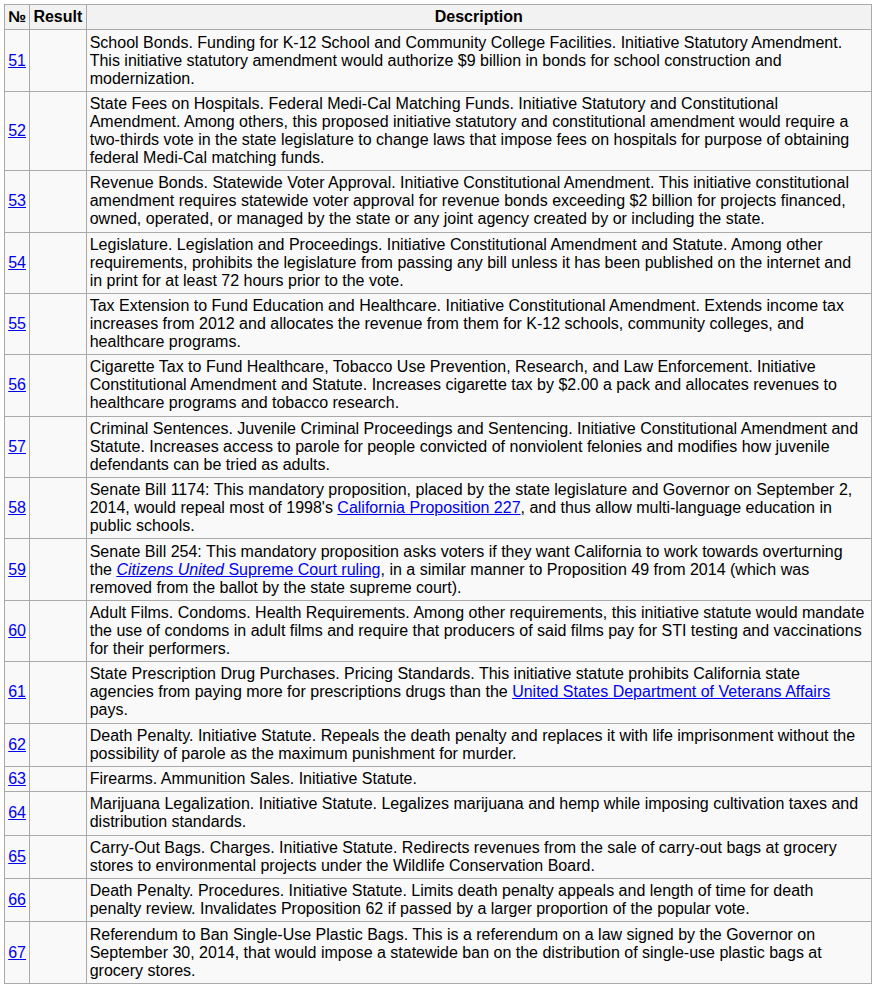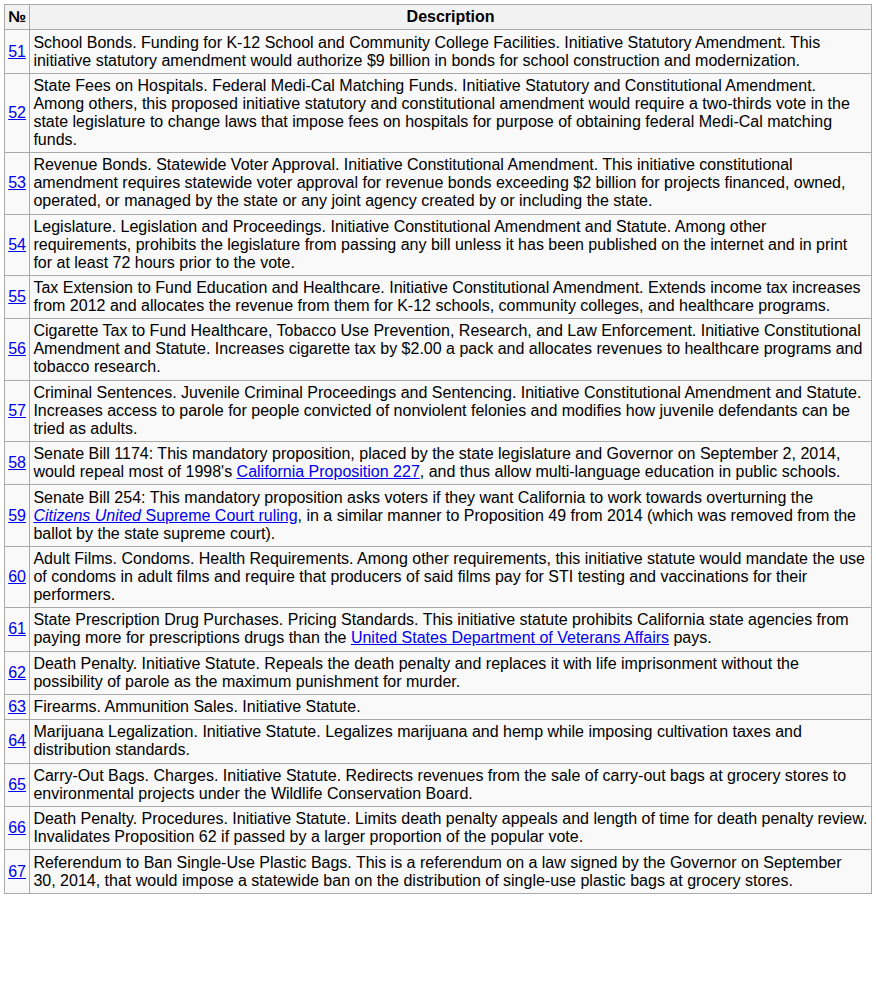- column: (58, 17)
